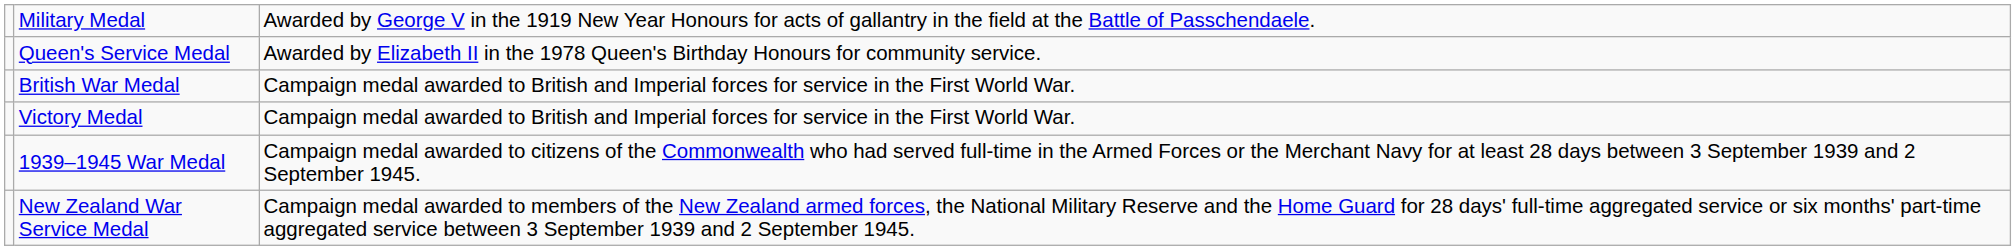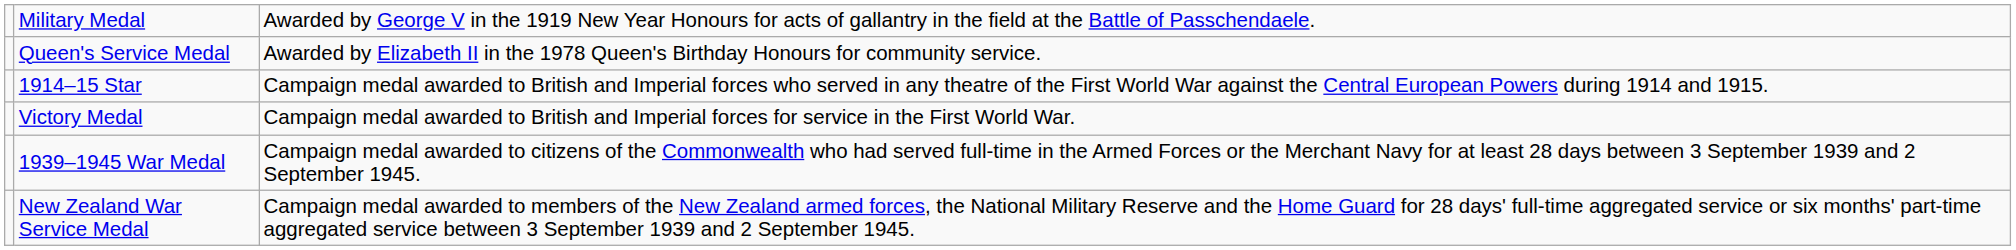+ row: (80, 85)
- row: (99, 85)
